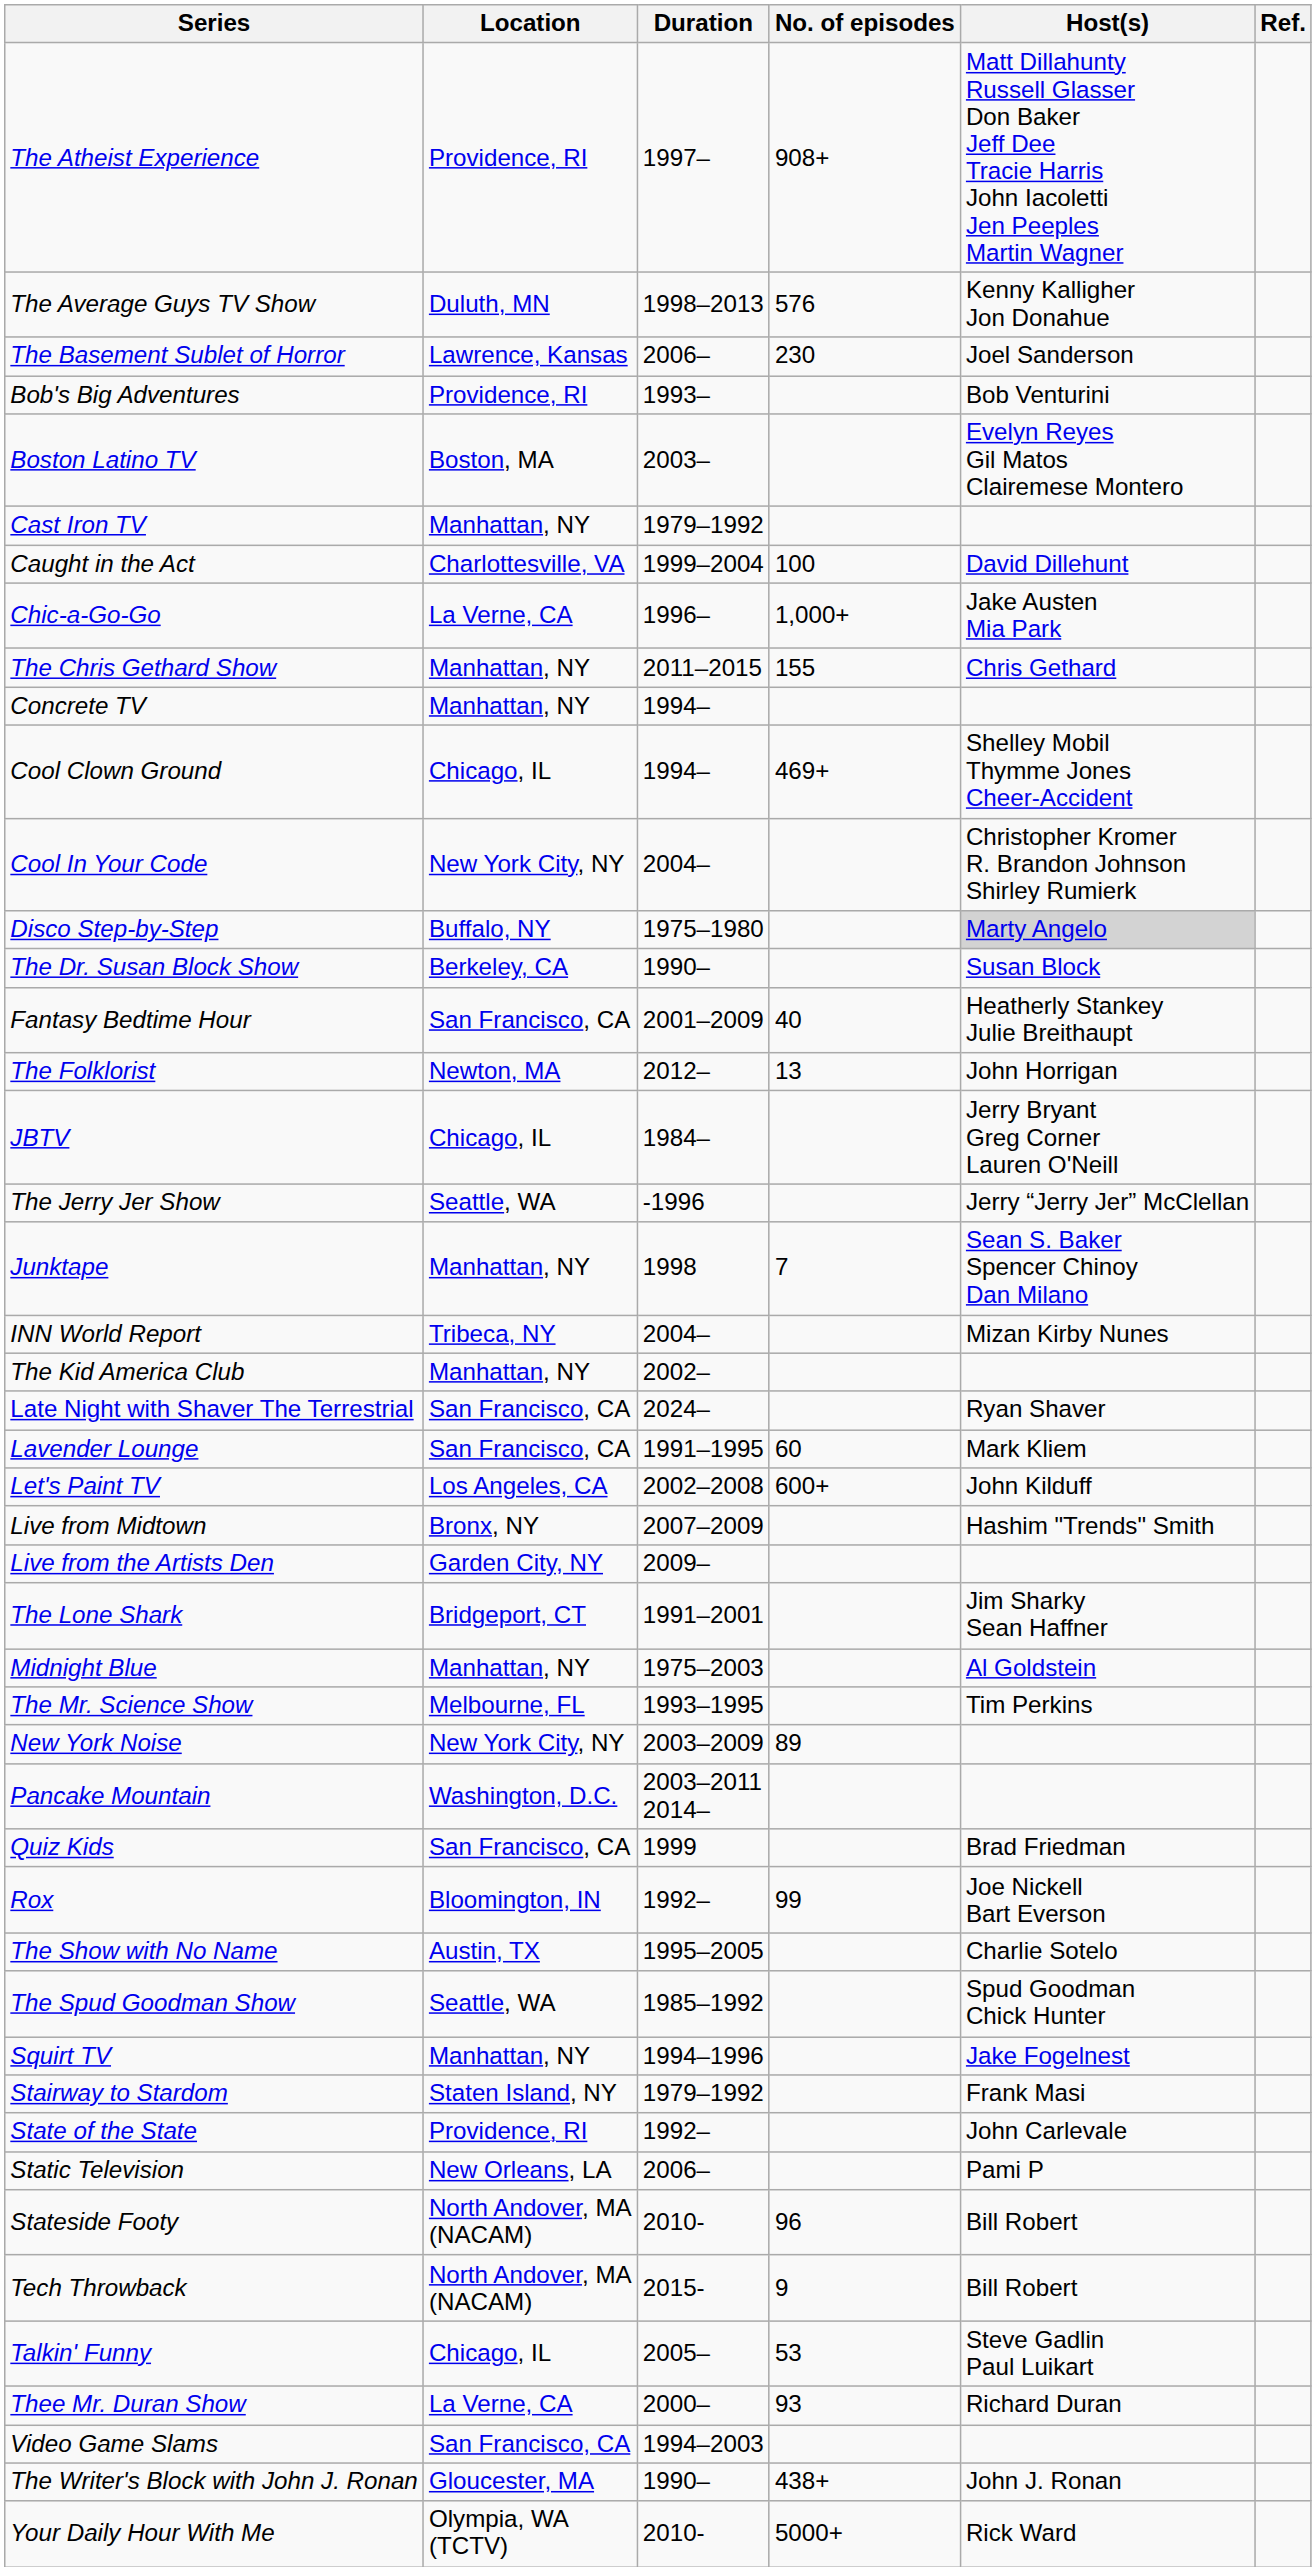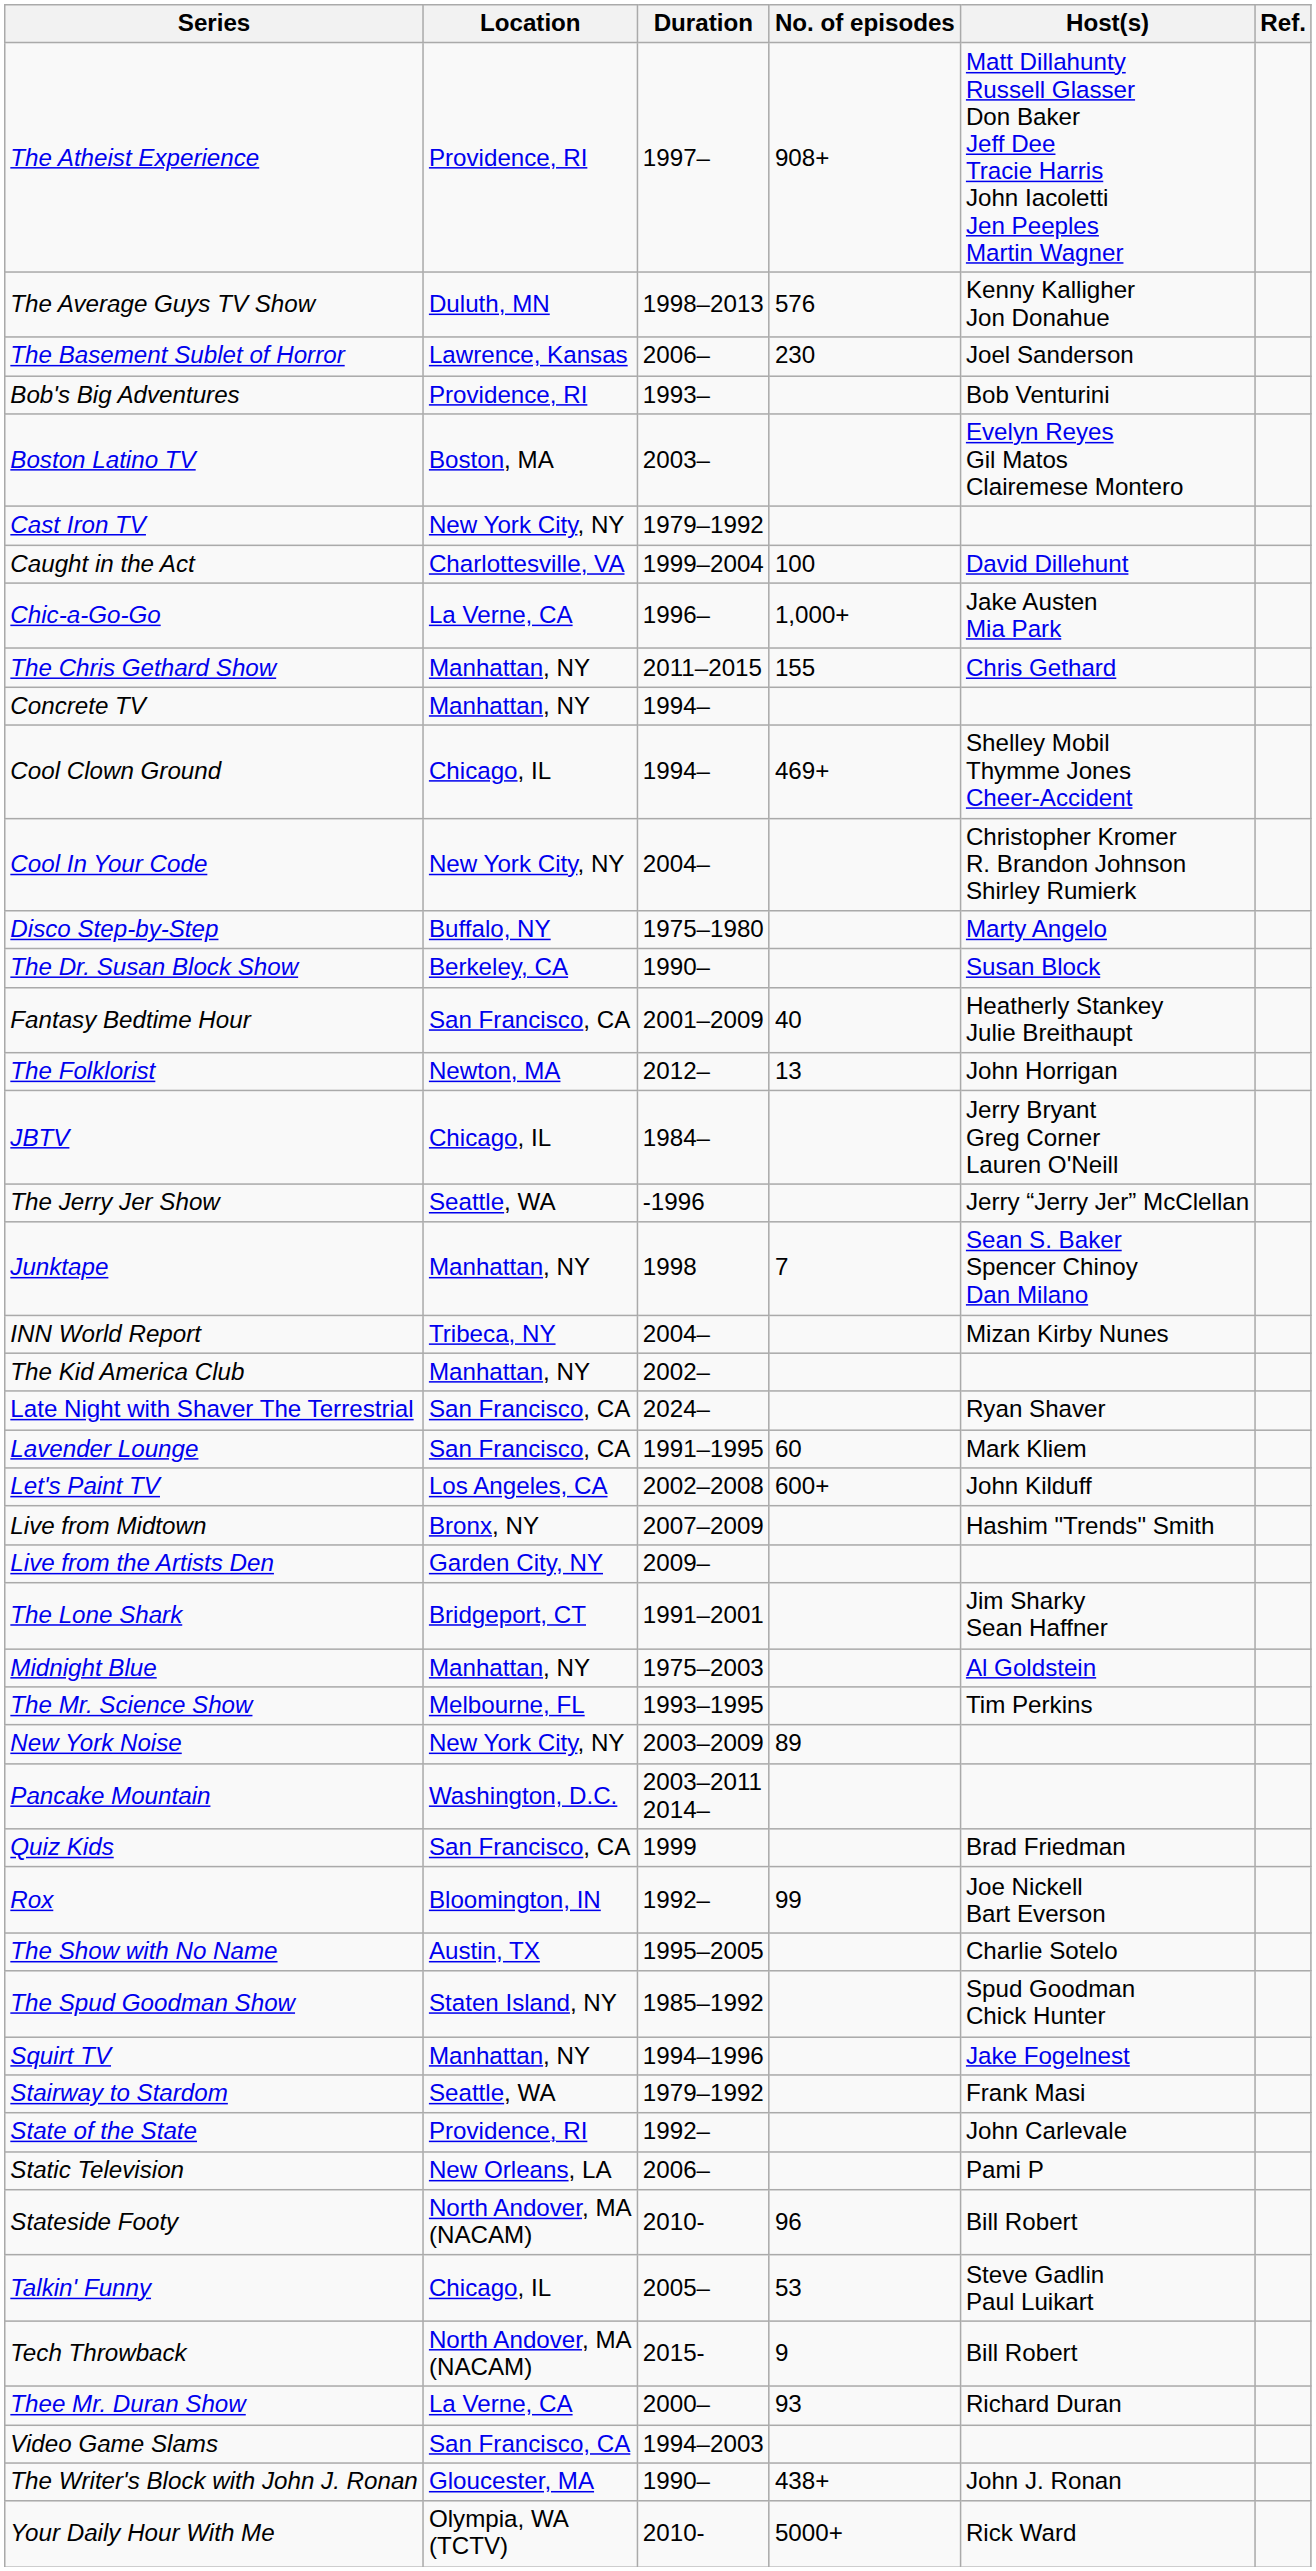(509, 525) Manhattan, NY -> (527, 525) New York City, NY
(1036, 929) lightgrey background -> (1036, 929) no background
(492, 2003) Seattle, WA -> (523, 2003) Staten Island, NY
(523, 2093) Staten Island, NY -> (492, 2093) Seattle, WA
rows swapped: (81, 2353) <-> (99, 2287)
